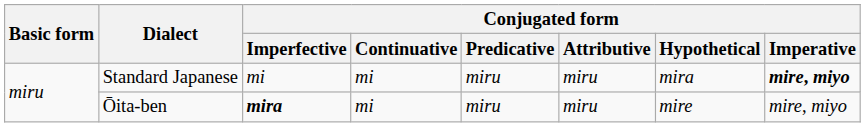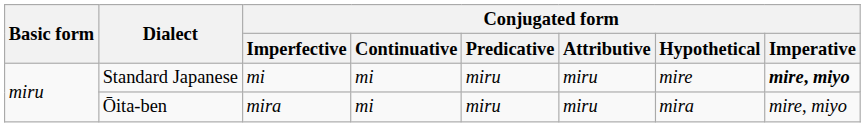(677, 77) mira -> (676, 77) mire
(264, 106) bold -> (264, 106) normal
(676, 106) mire -> (677, 106) mira
